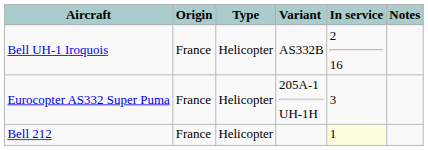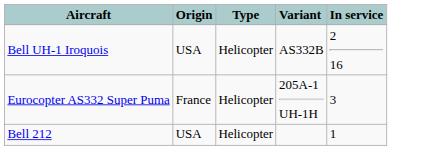- column: (405, 14)
(193, 49) France -> (189, 49) USA
(193, 134) France -> (189, 134) USA
(333, 134) lightyellow background -> (333, 134) no background
